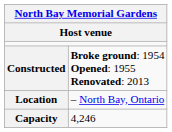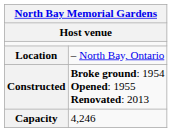rows swapped: (36, 100) <-> (36, 68)
